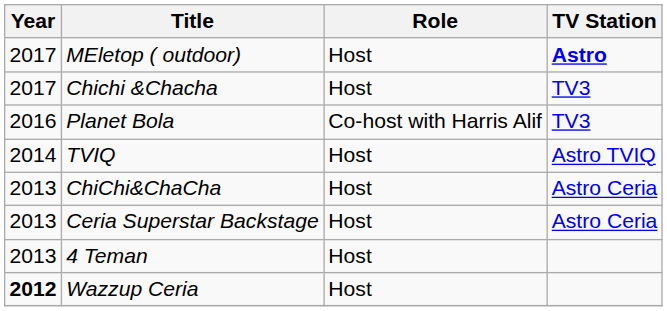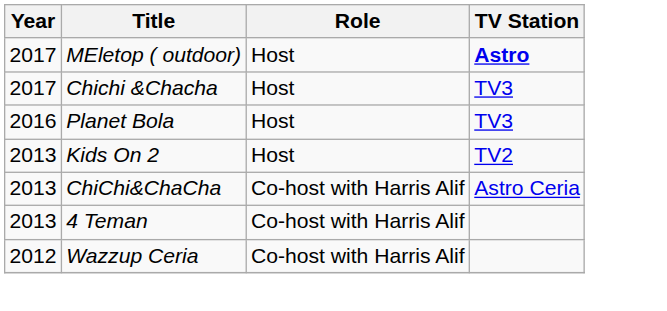(435, 121) Co-host with Harris Alif -> (273, 121) Host
- row: (91, 155)
+ row: (113, 155)
(350, 188) Host -> (358, 188) Co-host with Harris Alif
- row: (192, 222)
(350, 255) Host -> (358, 222) Co-host with Harris Alif
(33, 289) bold -> (33, 255) normal
(350, 289) Host -> (358, 255) Co-host with Harris Alif
